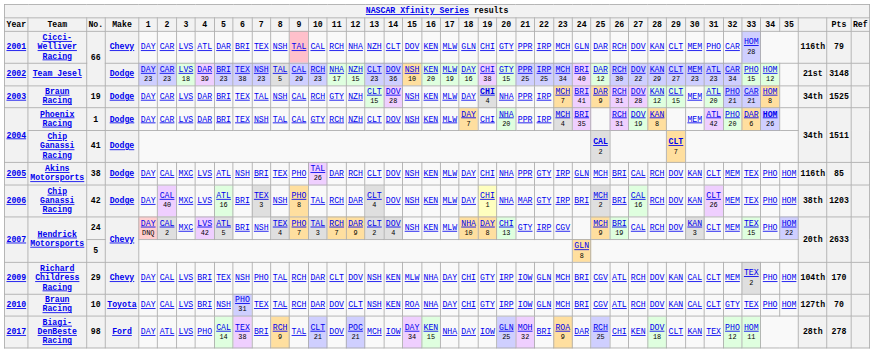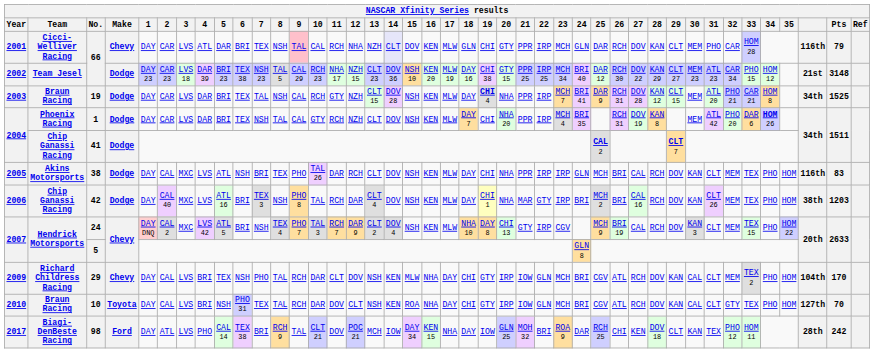(393, 47) no background -> (393, 47) lavender background
(544, 173) GTY -> (544, 173) IRP
(839, 173) 85 -> (839, 173) 83
(839, 332) 278 -> (839, 332) 242
